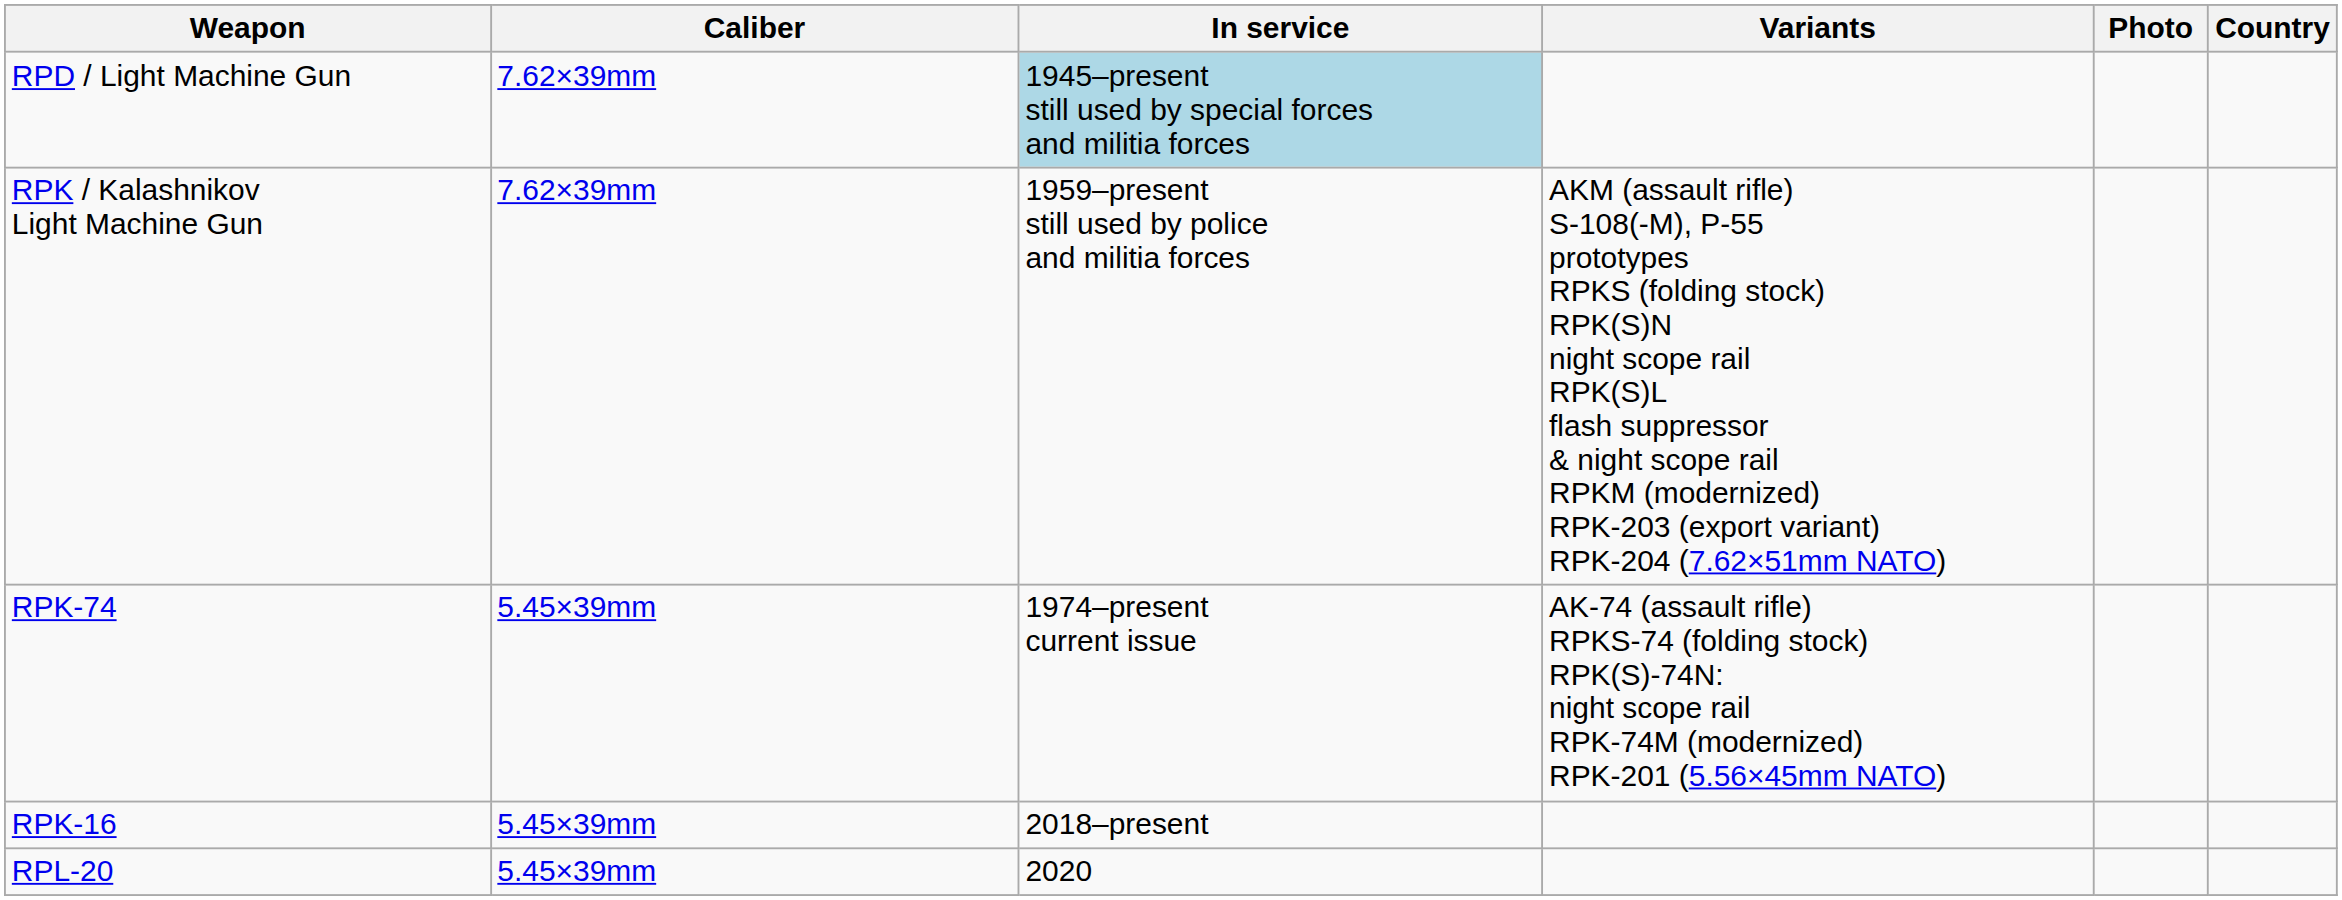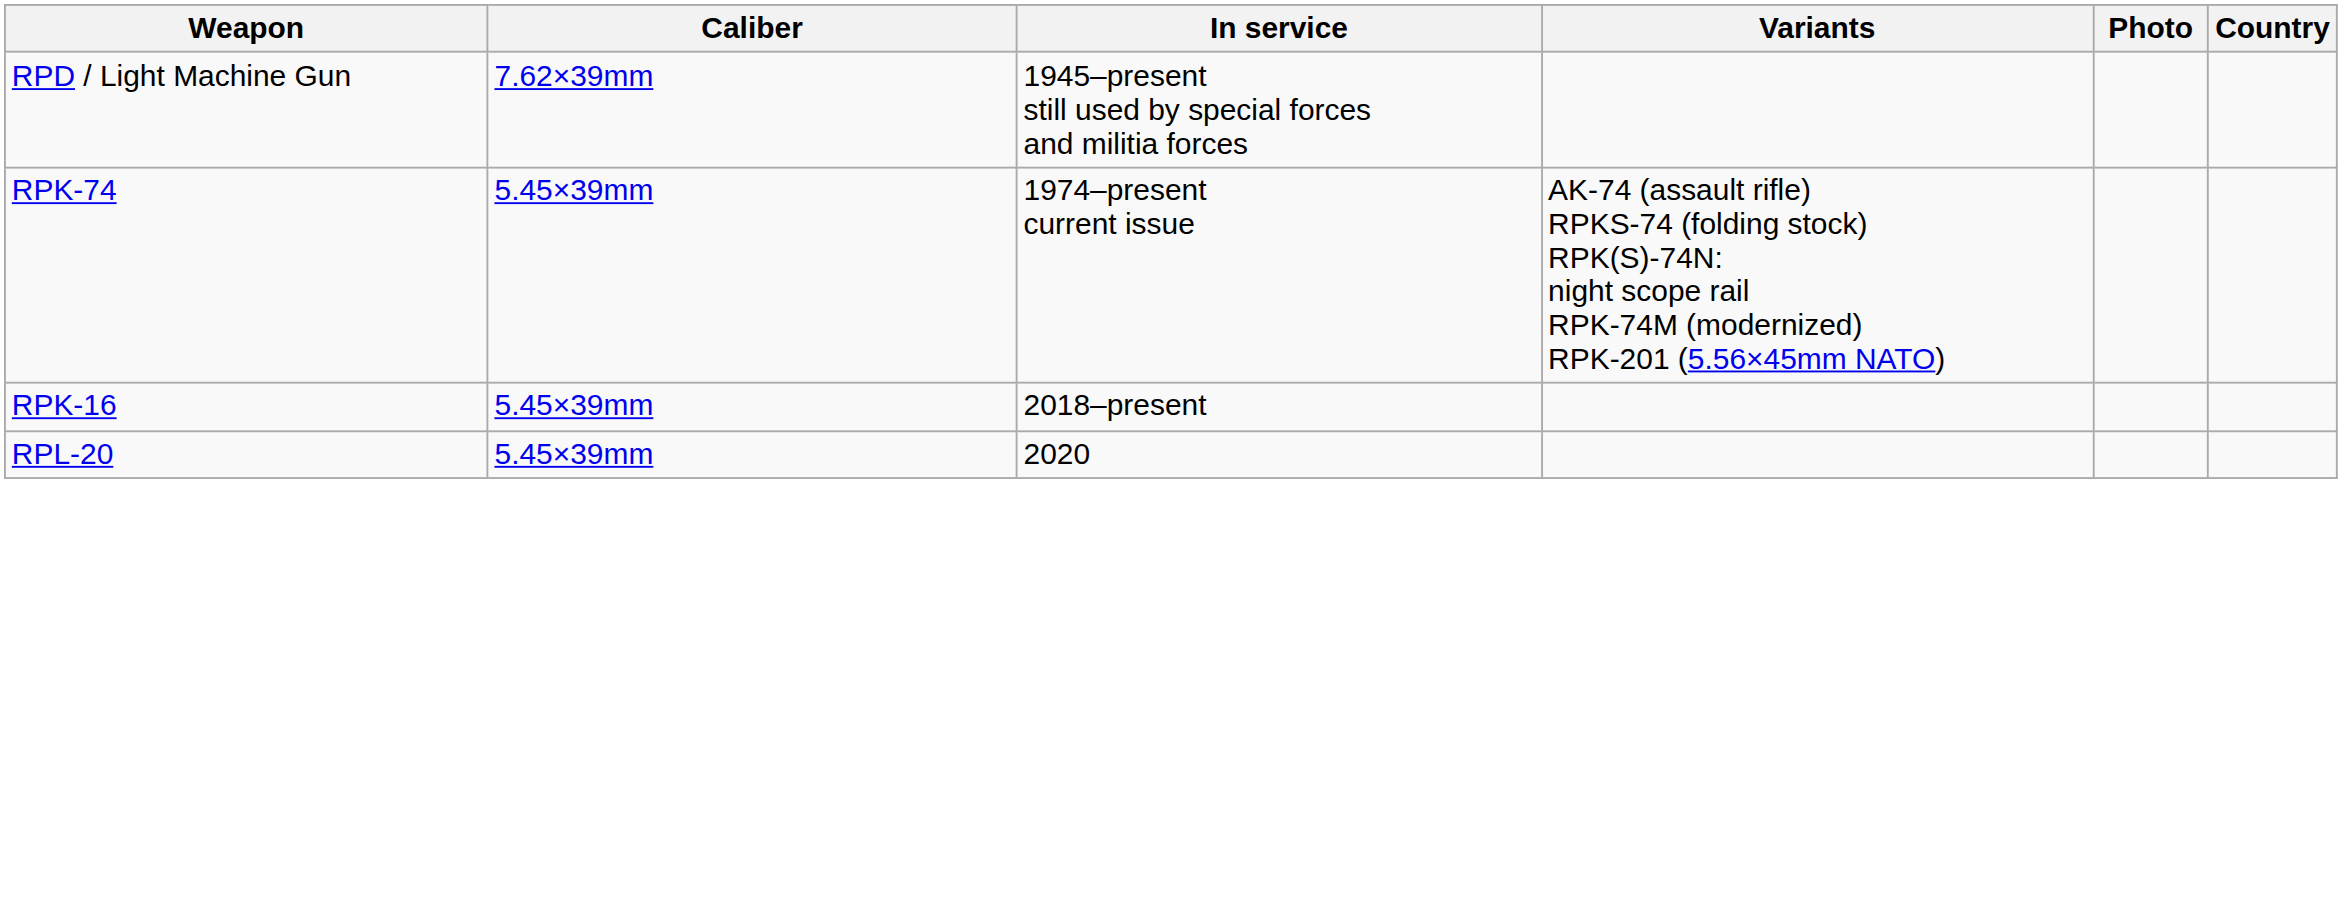(1199, 109) lightblue background -> (1197, 109) no background
- row: (137, 207)
